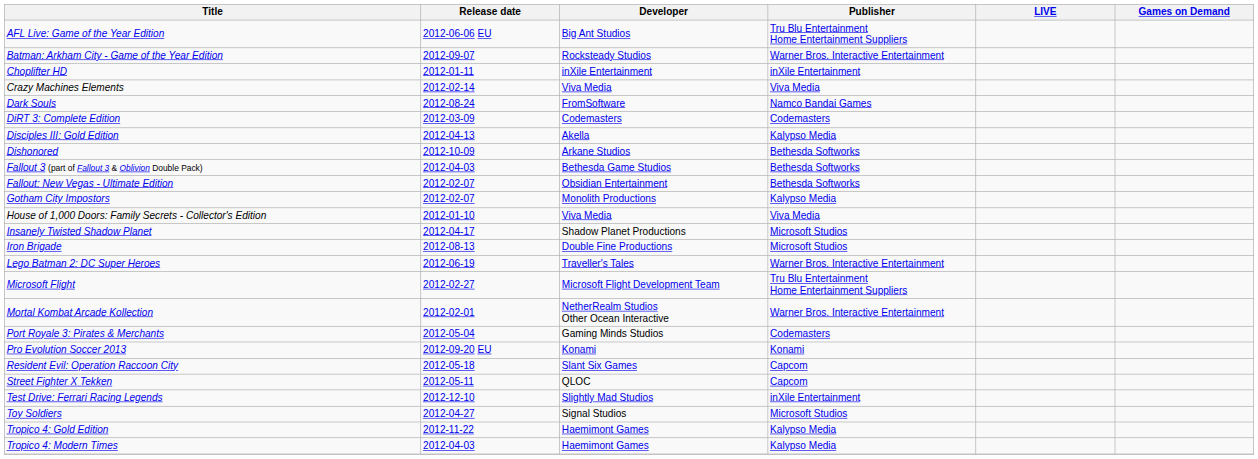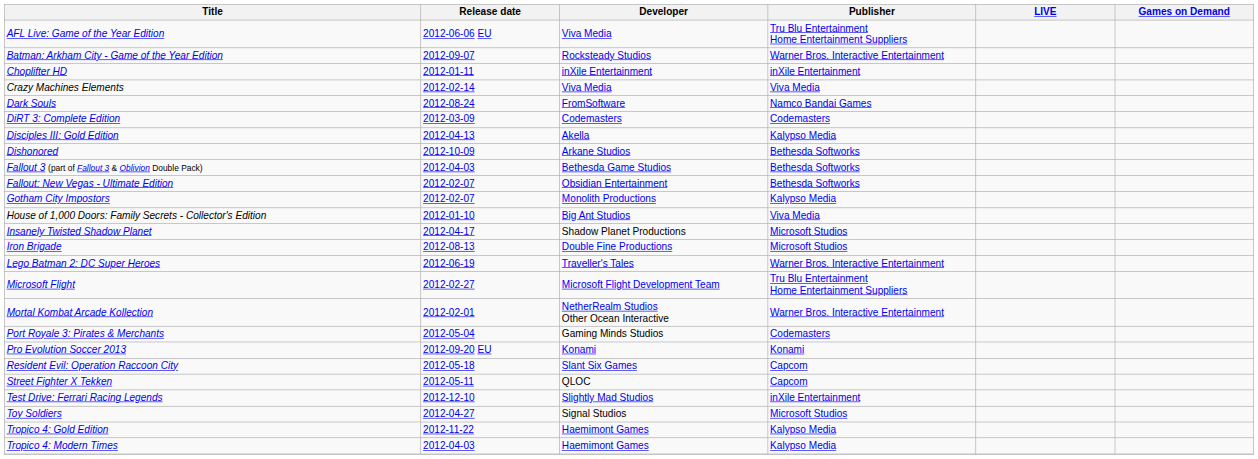(596, 34) Big Ant Studios -> (587, 34) Viva Media
(587, 215) Viva Media -> (596, 215) Big Ant Studios
